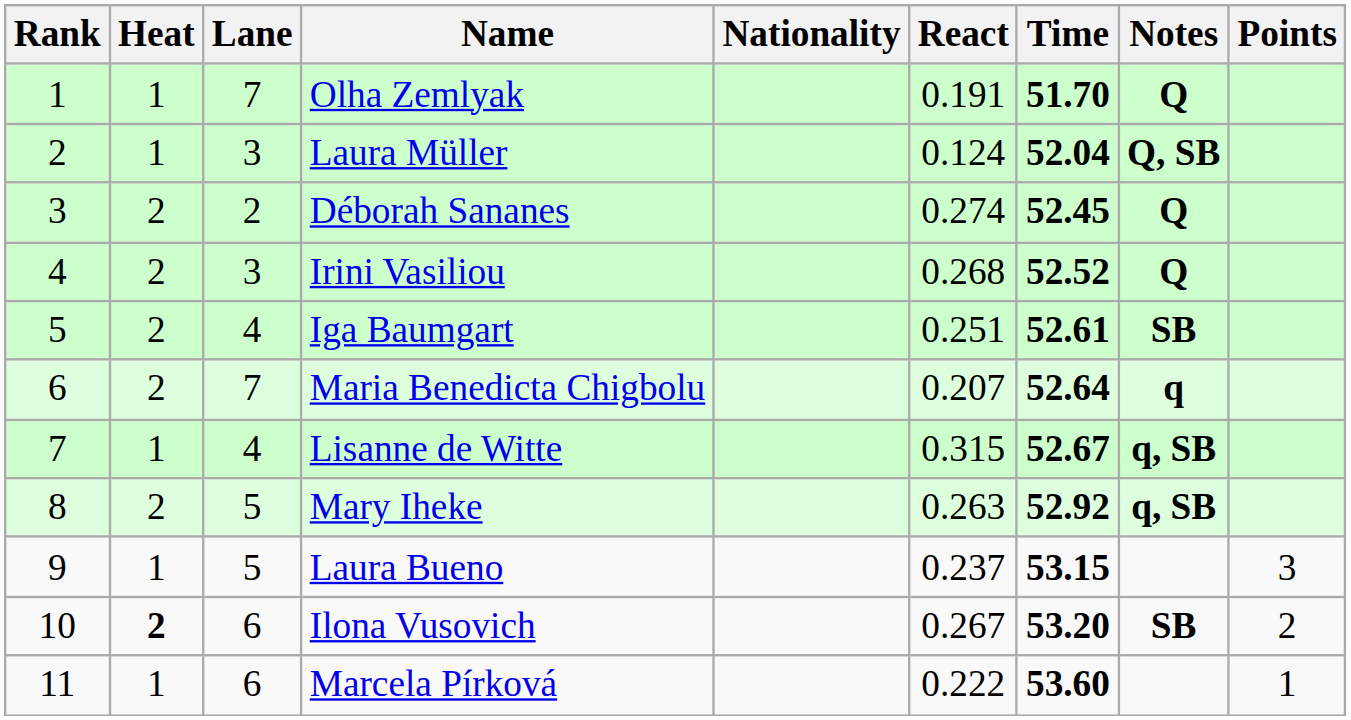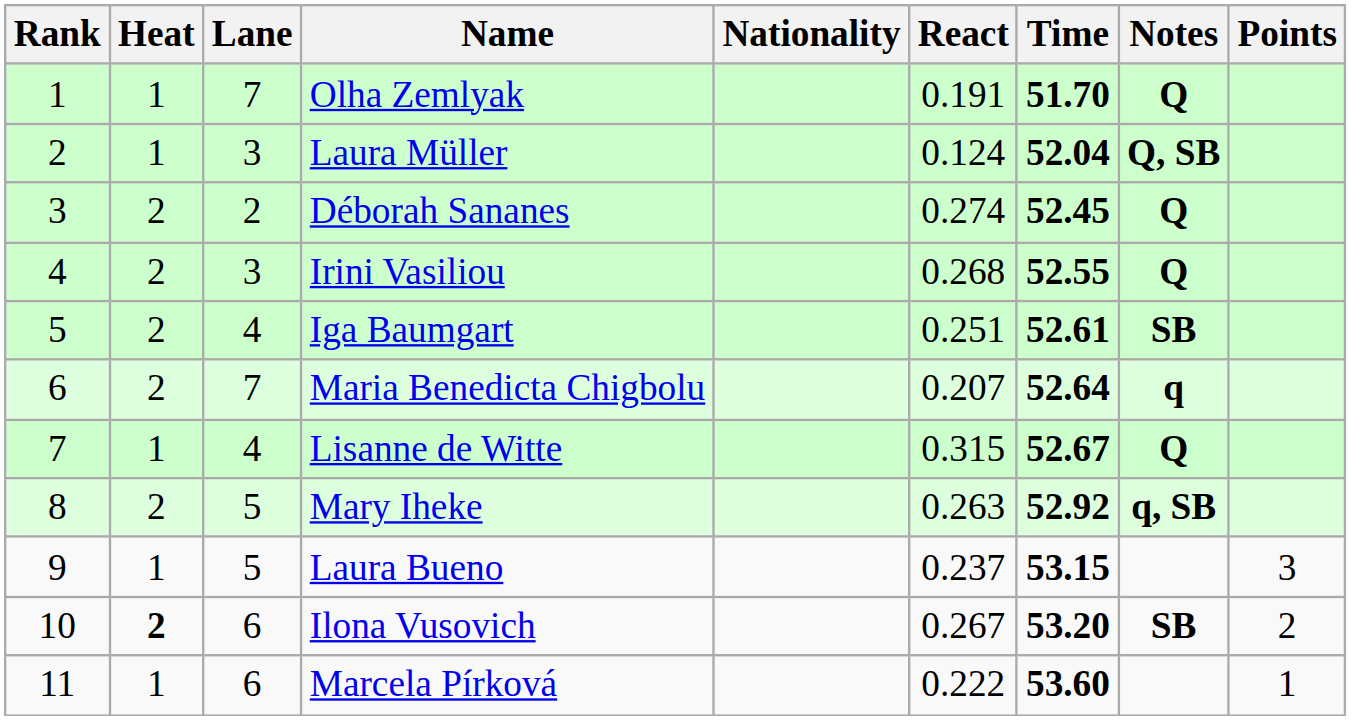(1068, 270) 52.52 -> (1068, 270) 52.55
(1174, 447) q, SB -> (1174, 447) Q
